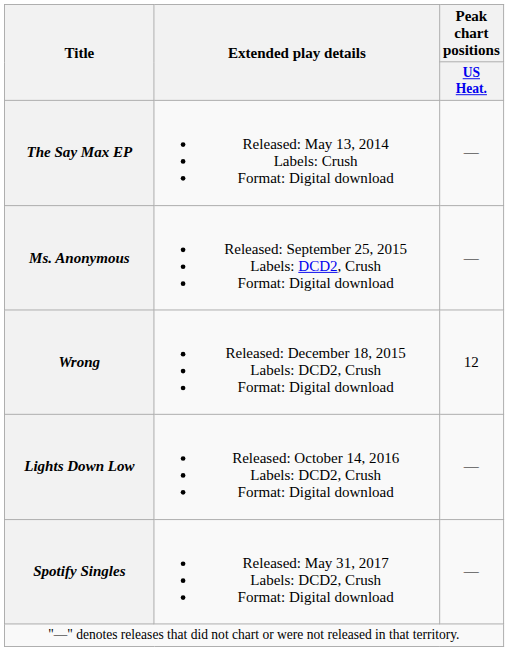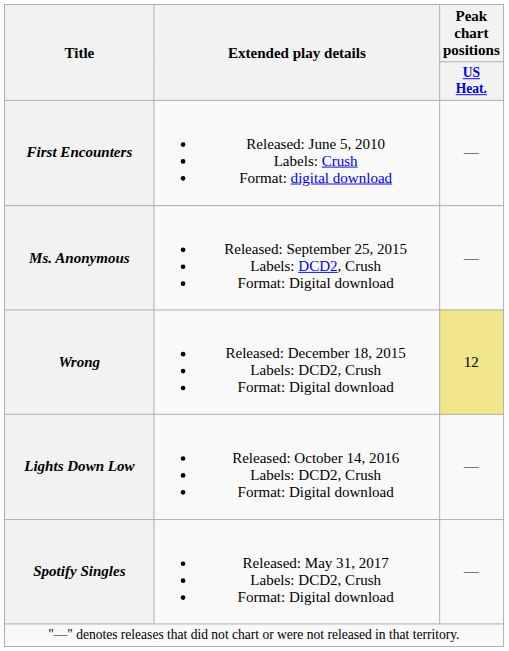+ row: (79, 152)
- row: (79, 152)
(471, 362) no background -> (471, 362) khaki background
